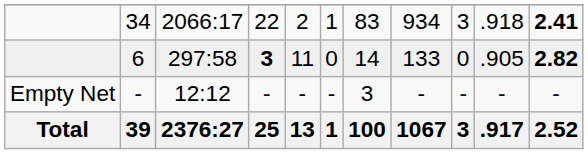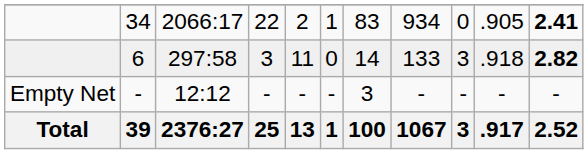(463, 22) 3 -> (463, 22) 0
(502, 22) .918 -> (502, 22) .905
(267, 58) bold -> (267, 58) normal
(463, 58) 0 -> (463, 58) 3
(502, 58) .905 -> (502, 58) .918
